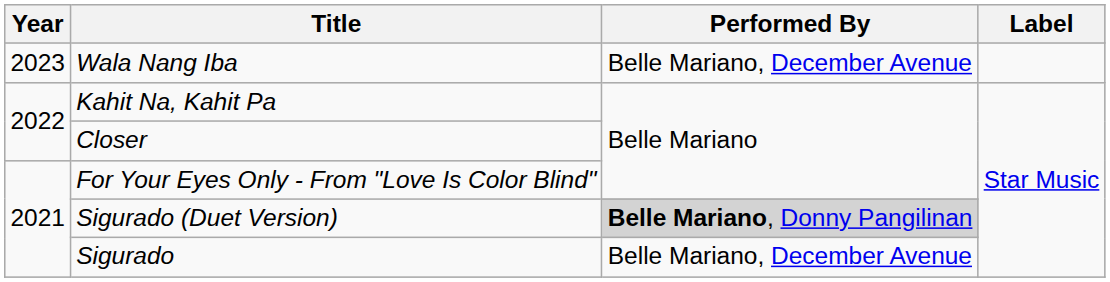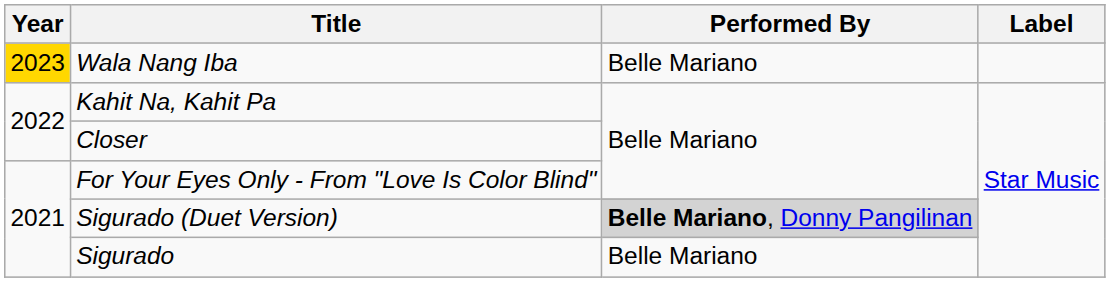(38, 62) no background -> (38, 62) gold background
(790, 62) Belle Mariano, December Avenue -> (683, 62) Belle Mariano
(790, 256) Belle Mariano, December Avenue -> (683, 256) Belle Mariano
